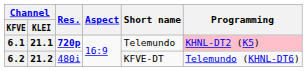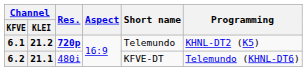(42, 43) 21.1 -> (42, 43) 21.2
(223, 43) pink background -> (223, 43) no background
(42, 58) 21.2 -> (42, 58) 21.1
